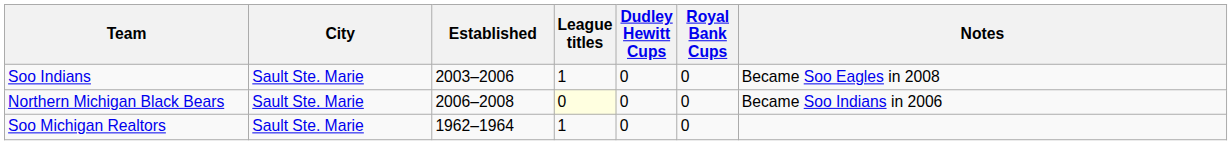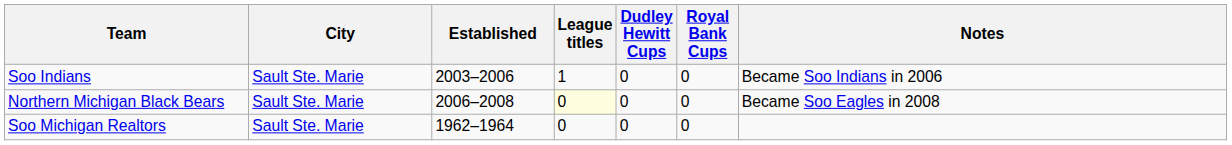(841, 77) Became Soo Eagles in 2008 -> (842, 77) Became Soo Indians in 2006
(842, 101) Became Soo Indians in 2006 -> (841, 101) Became Soo Eagles in 2008
(562, 126) 1 -> (562, 126) 0
